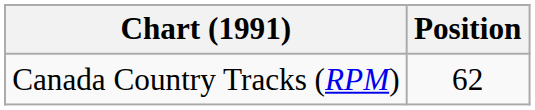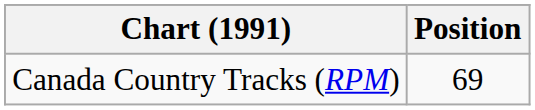(468, 78) 62 -> (468, 78) 69
